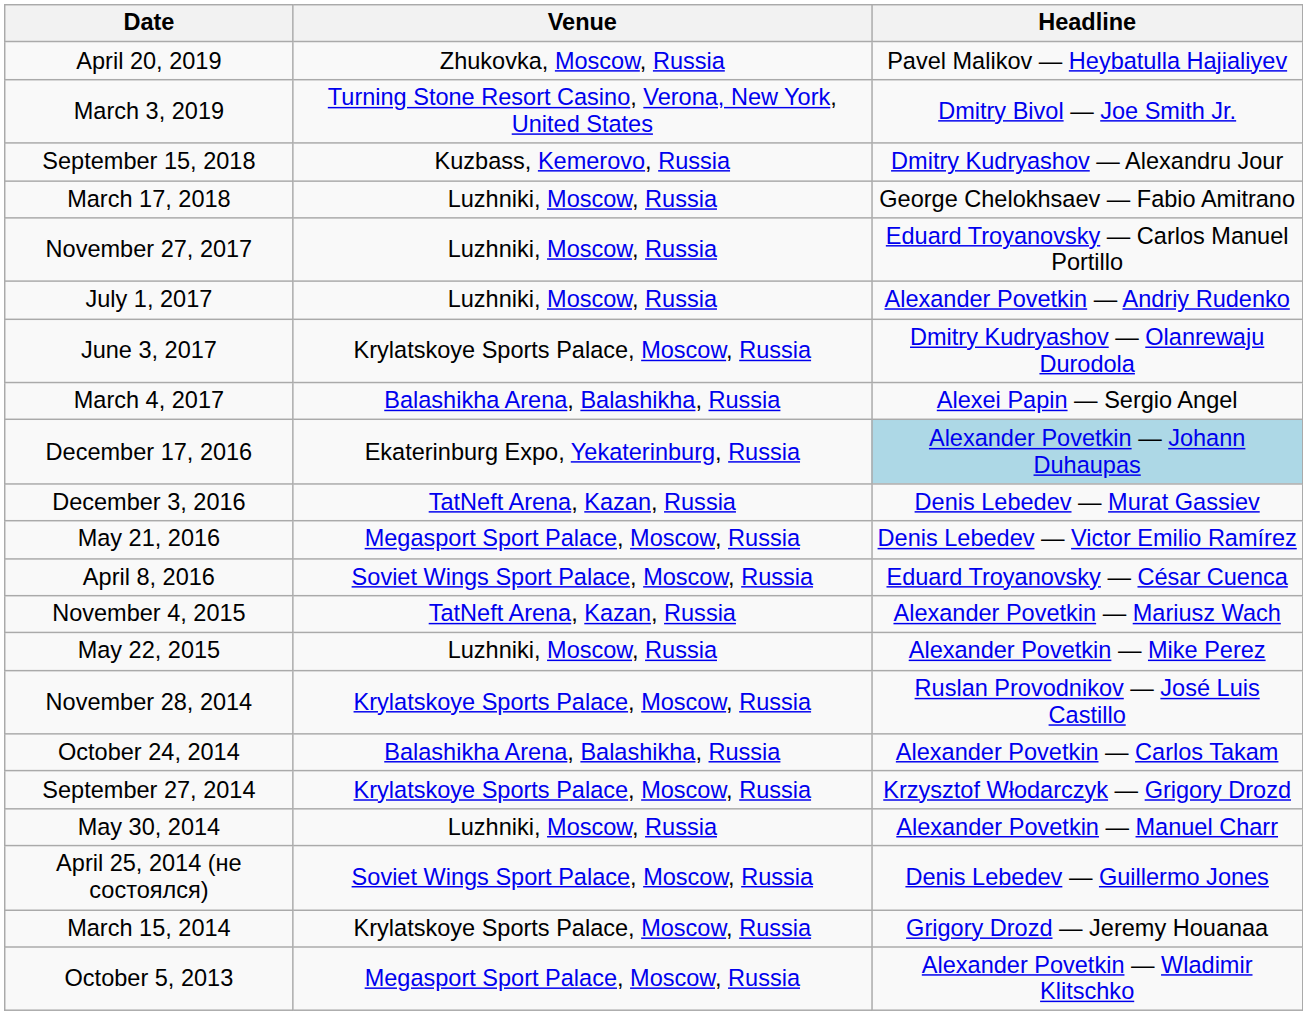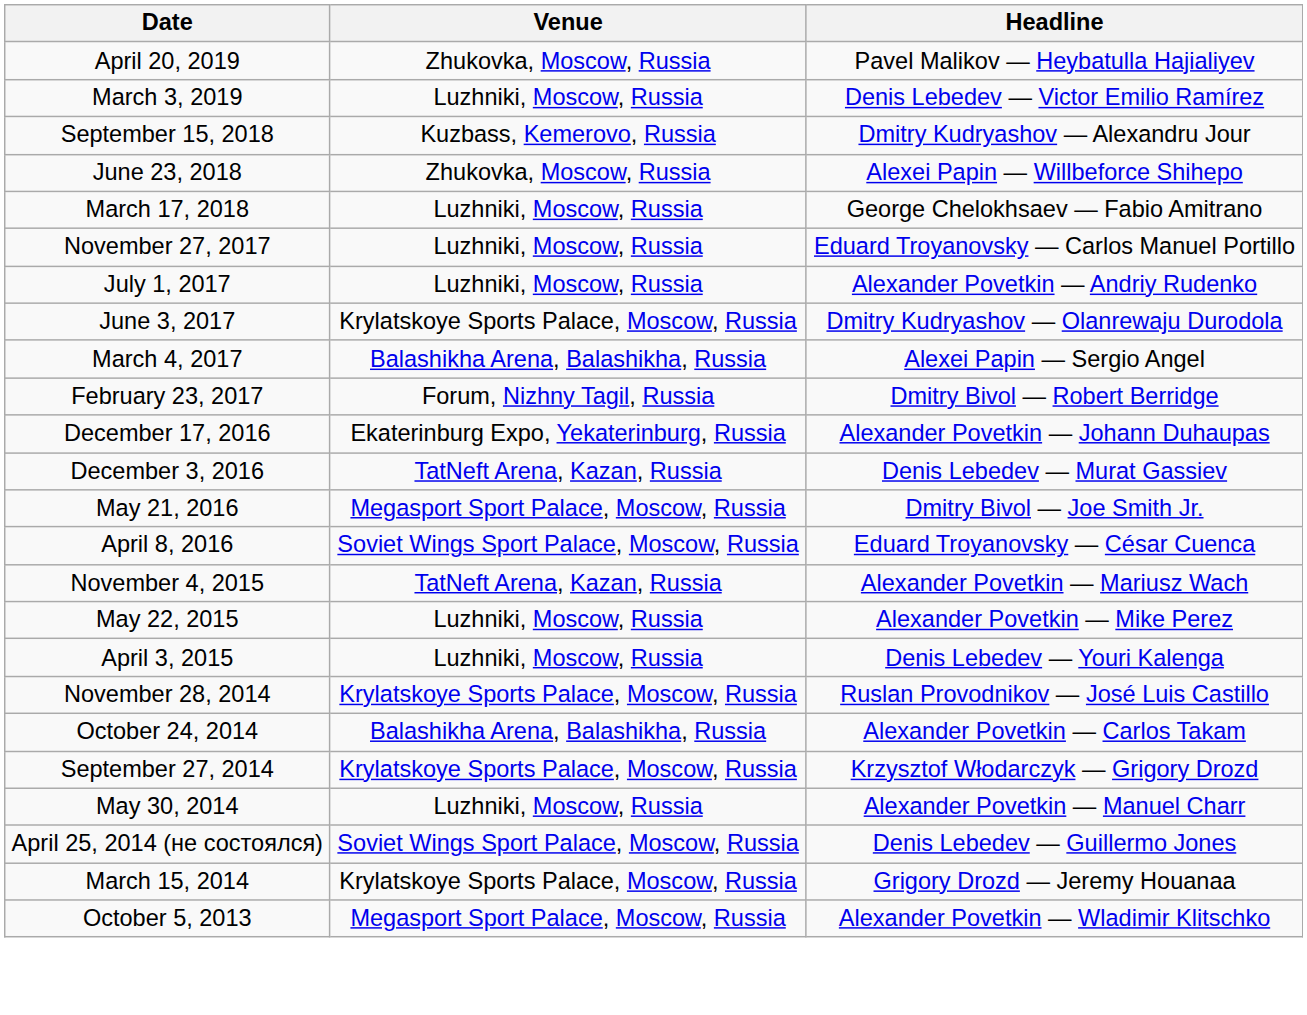(582, 110) Turning Stone Resort Casino, Verona, New York, United States -> (568, 97) Luzhniki, Moscow, Russia
(1087, 110) Dmitry Bivol — Joe Smith Jr. -> (1055, 97) Denis Lebedev — Victor Emilio Ramírez
+ row: (167, 172)
+ row: (167, 396)
(1087, 451) lightblue background -> (1055, 433) no background
(1087, 539) Denis Lebedev — Victor Emilio Ramírez -> (1055, 508) Dmitry Bivol — Joe Smith Jr.
+ row: (167, 657)
